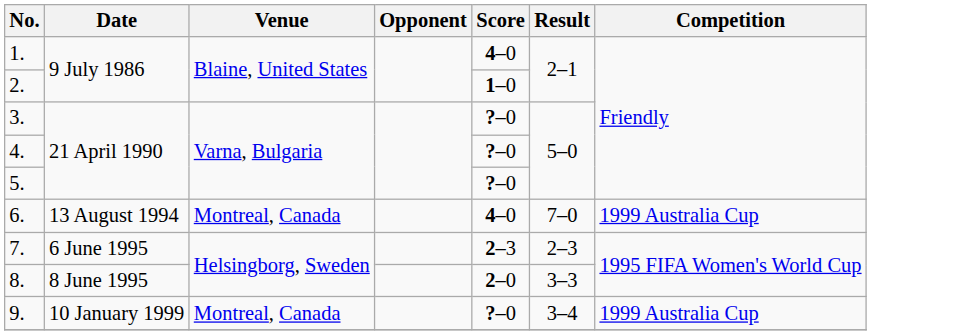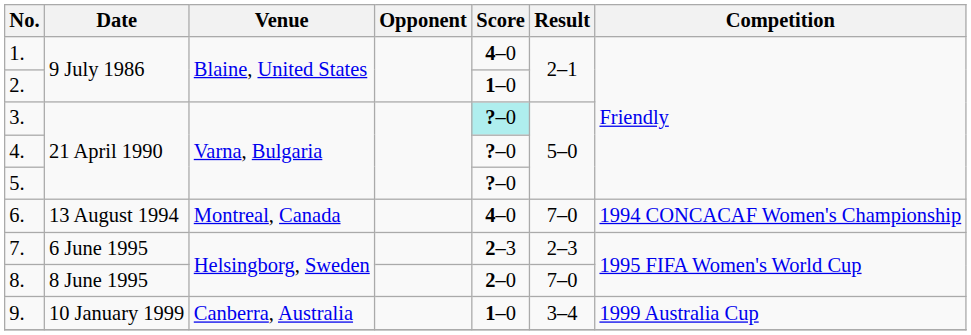(501, 118) no background -> (501, 118) paleturquoise background
(679, 215) 1999 Australia Cup -> (780, 215) 1994 CONCACAF Women's Championship
(562, 280) 3–3 -> (562, 280) 7–0
(267, 313) Montreal, Canada -> (273, 313) Canberra, Australia
(501, 313) ?–0 -> (501, 313) 1–0
